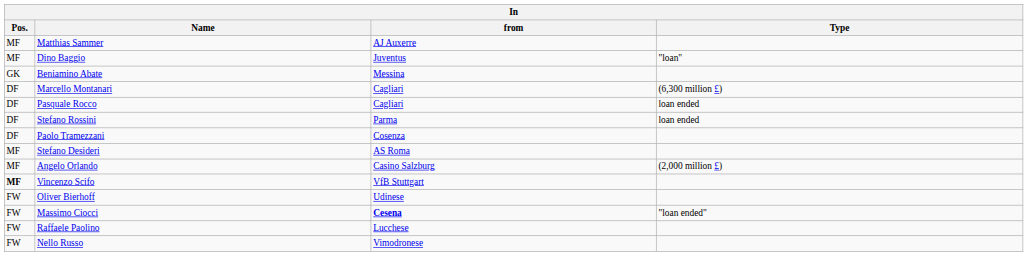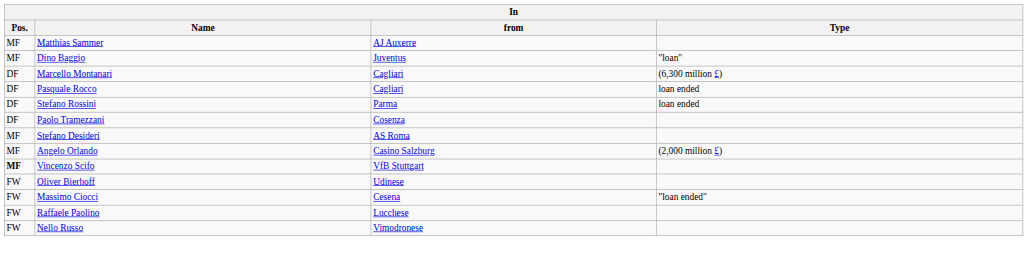- row: (70, 74)
(388, 213) bold -> (387, 197) normal
